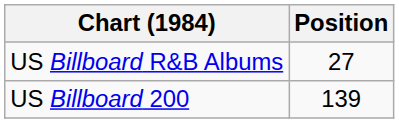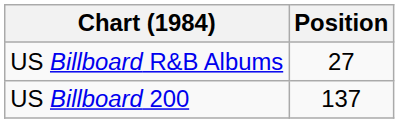(341, 99) 139 -> (341, 99) 137
